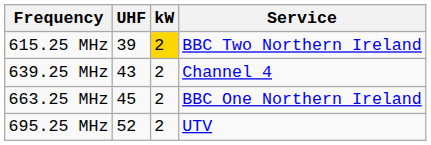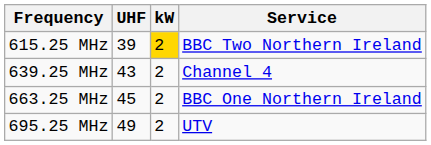(126, 127) 52 -> (126, 127) 49
